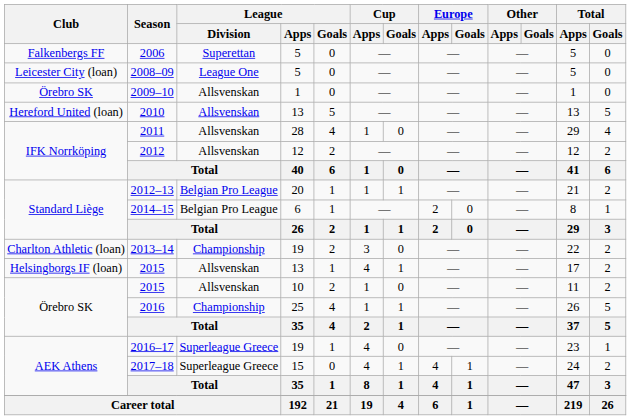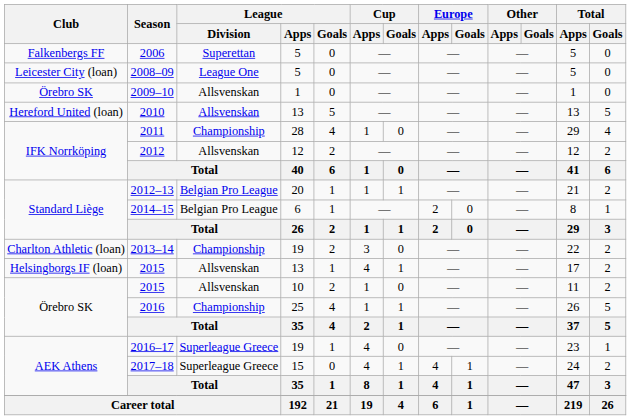(229, 131) Allsvenskan -> (229, 131) Championship
